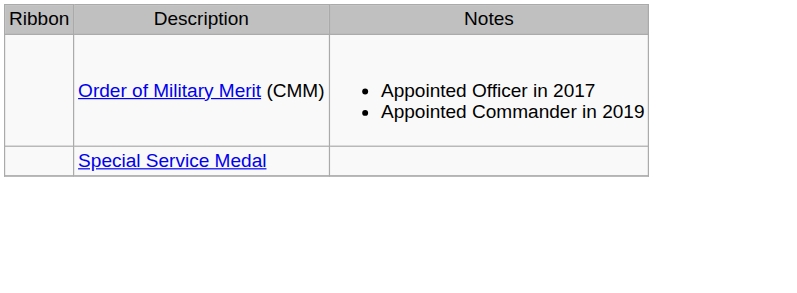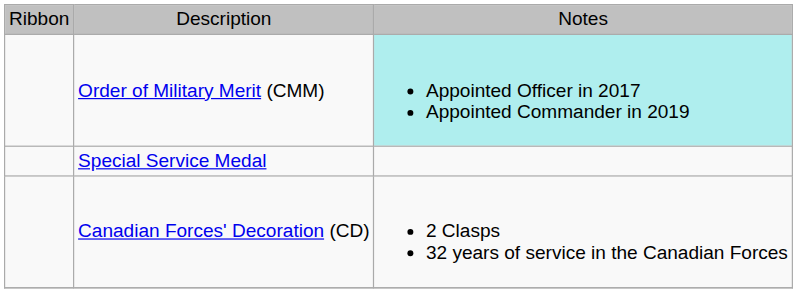(489, 101) no background -> (583, 101) paleturquoise background
+ row: (224, 231)
